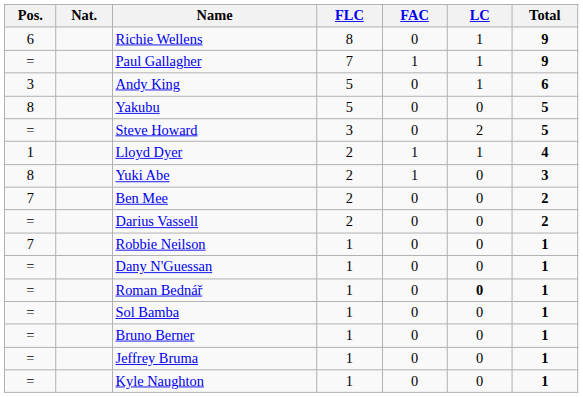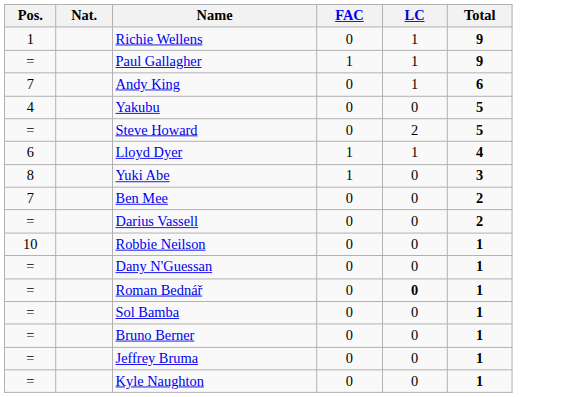- column: (349, 15)
(30, 38) 6 -> (30, 38) 1
(30, 84) 3 -> (30, 84) 7
(30, 107) 8 -> (30, 107) 4
(30, 152) 1 -> (30, 152) 6
(30, 244) 7 -> (30, 244) 10
